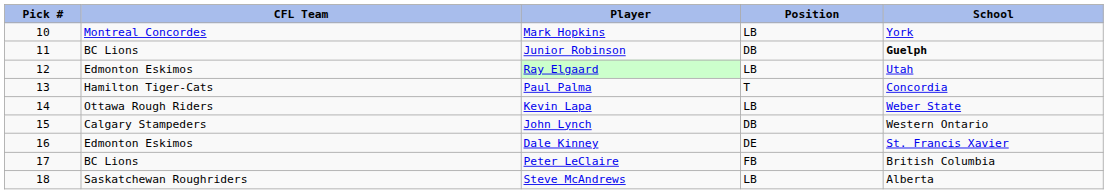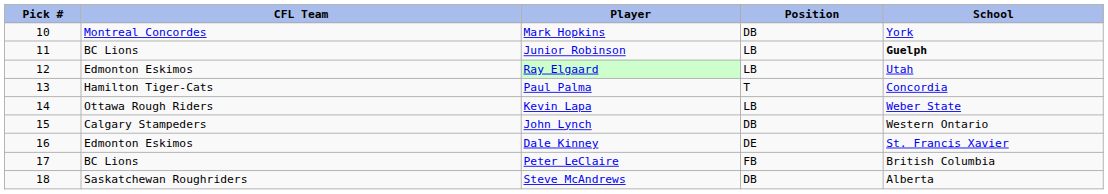(750, 32) LB -> (750, 32) DB
(750, 51) DB -> (750, 51) LB
(750, 180) LB -> (750, 180) DB
